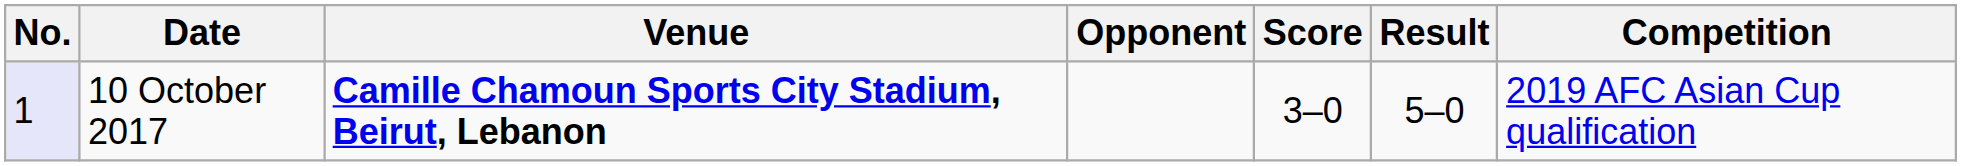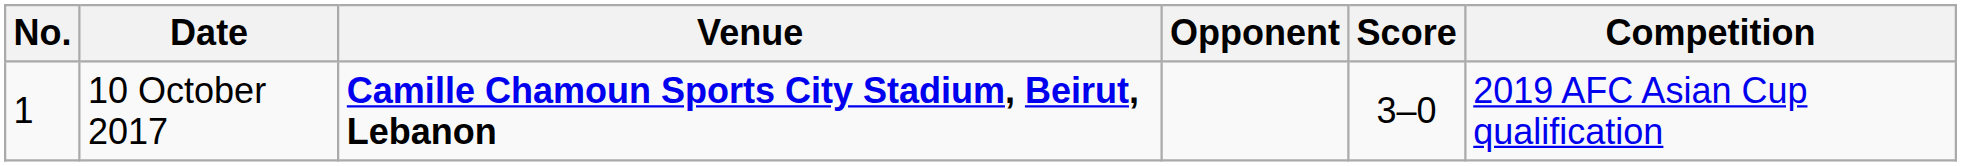- column: (1435, 33)
(23, 110) lavender background -> (23, 110) no background
